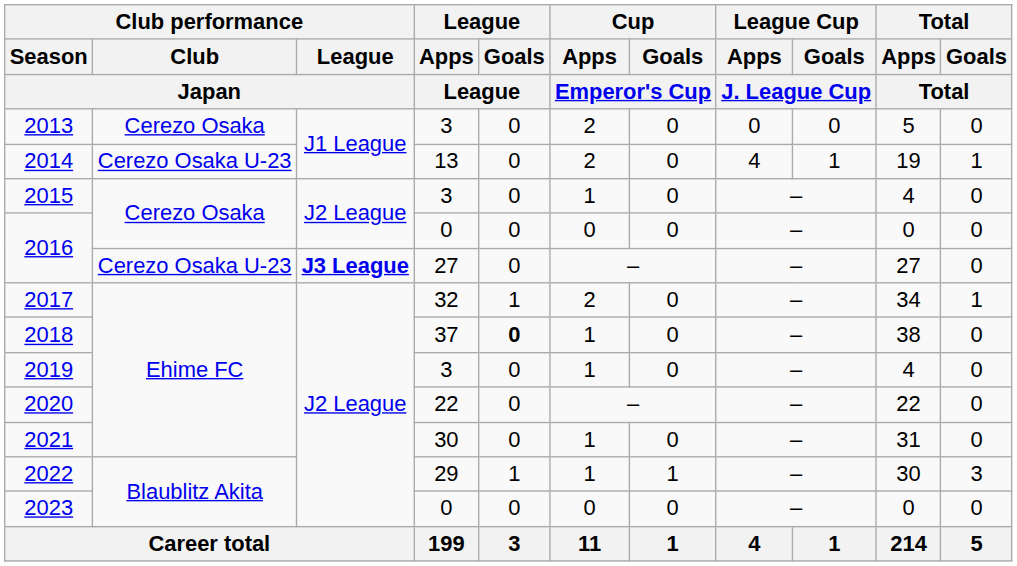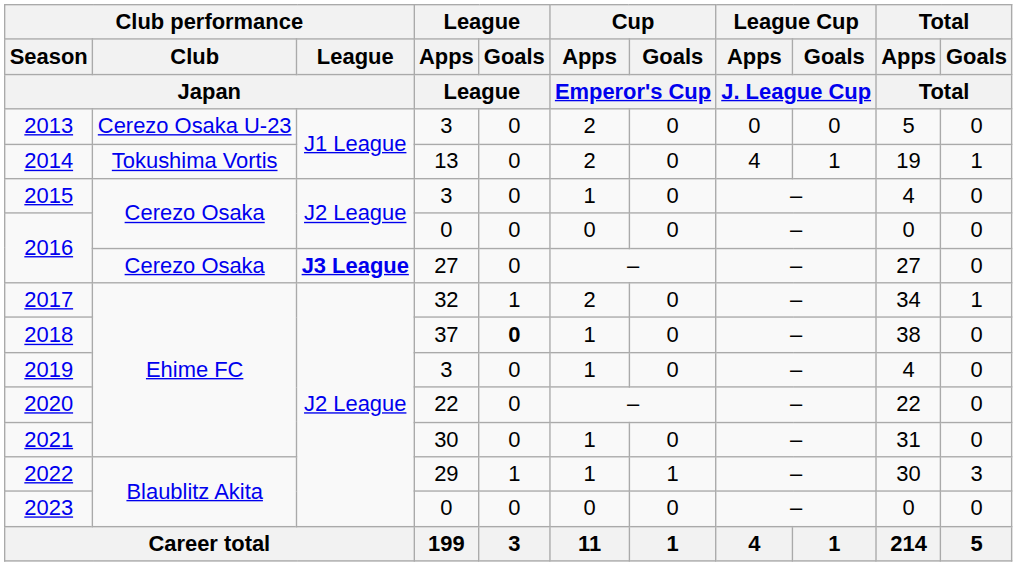(195, 126) Cerezo Osaka -> (195, 126) Cerezo Osaka U-23
(195, 160) Cerezo Osaka U-23 -> (195, 160) Tokushima Vortis
(195, 265) Cerezo Osaka U-23 -> (195, 265) Cerezo Osaka
